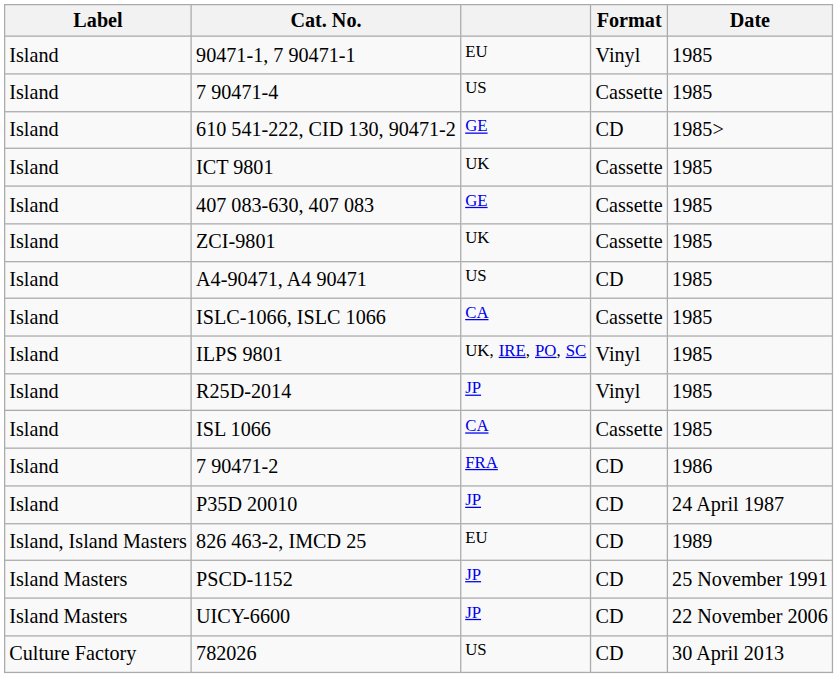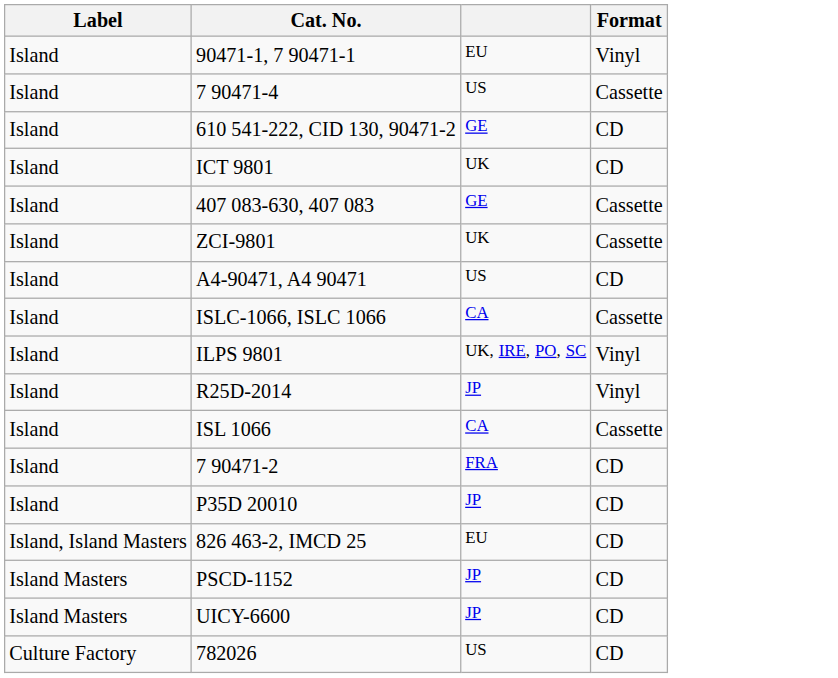- column: (750, 20)
(629, 167) Cassette -> (610, 167) CD
